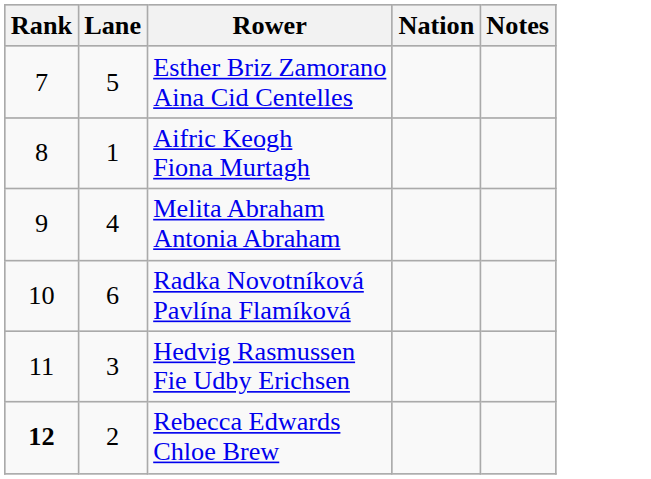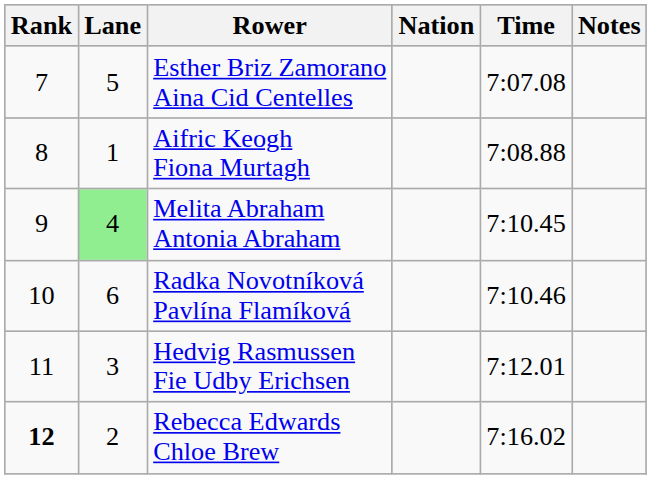+ column: (526, 25)
(113, 223) no background -> (113, 223) lightgreen background
